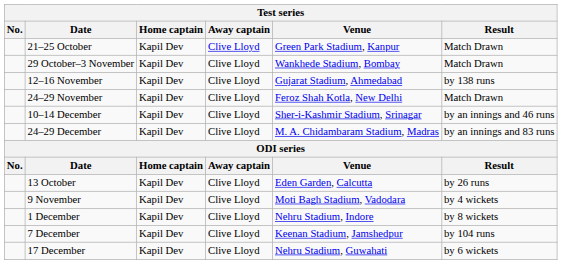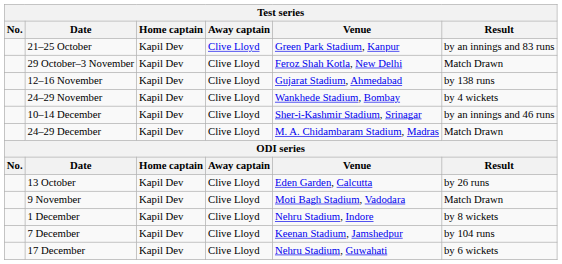(474, 47) Match Drawn -> (499, 47) by an innings and 83 runs
(338, 64) Wankhede Stadium, Bombay -> (339, 64) Feroz Shah Kotla, New Delhi
(339, 98) Feroz Shah Kotla, New Delhi -> (338, 98) Wankhede Stadium, Bombay
(474, 98) Match Drawn -> (471, 98) by 4 wickets
(499, 132) by an innings and 83 runs -> (474, 132) Match Drawn
(471, 200) by 4 wickets -> (474, 200) Match Drawn
